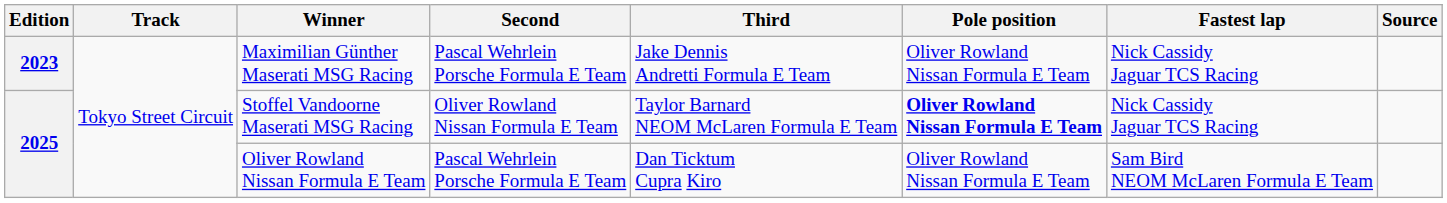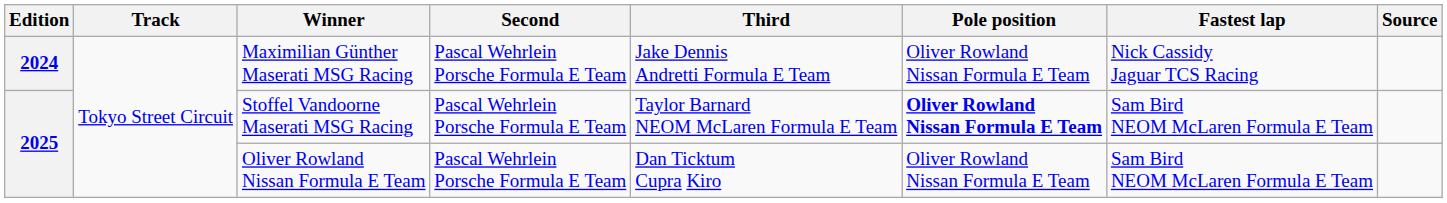(39, 63) 2023 -> (39, 63) 2024
(526, 116) Oliver Rowland Nissan Formula E Team -> (530, 116) Pascal Wehrlein Porsche Formula E Team
(1185, 116) Nick Cassidy Jaguar TCS Racing -> (1242, 116) Sam Bird NEOM McLaren Formula E Team
